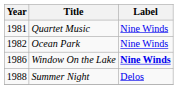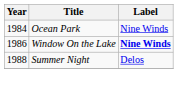- row: (61, 28)
(17, 44) 1982 -> (17, 28) 1984
